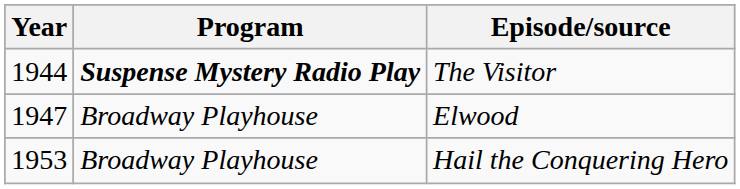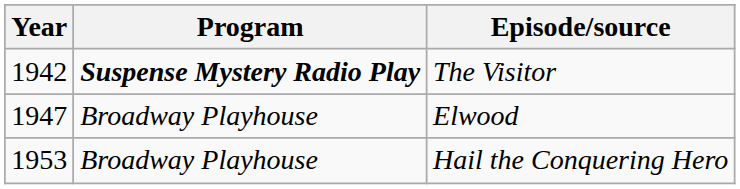(39, 71) 1944 -> (39, 71) 1942
